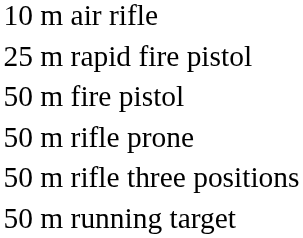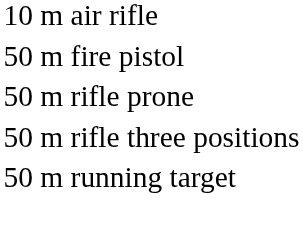- row: (128, 56)
